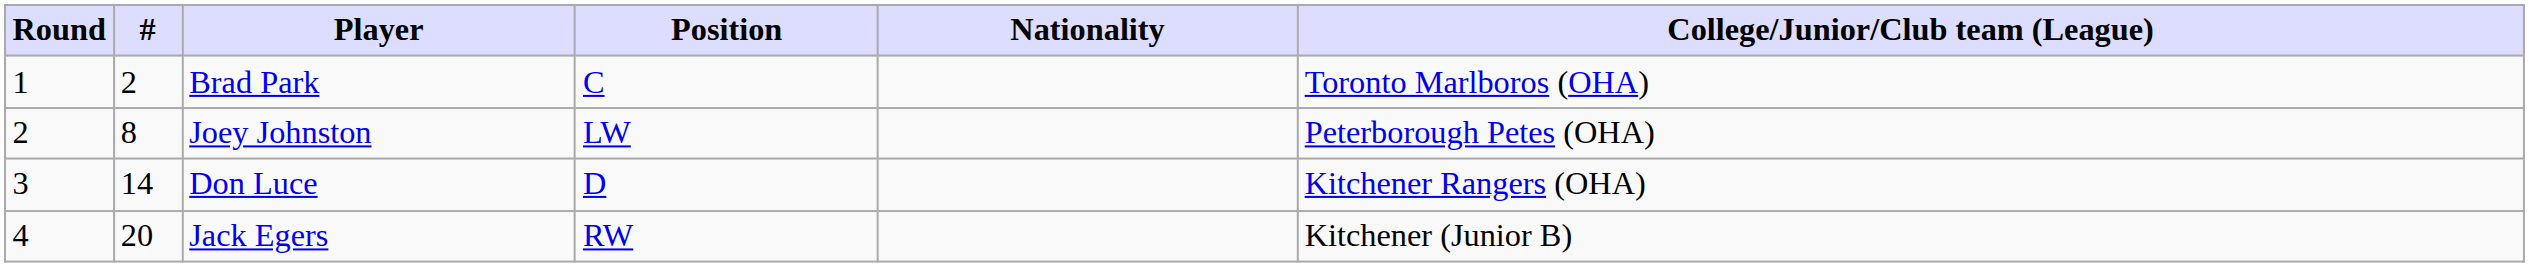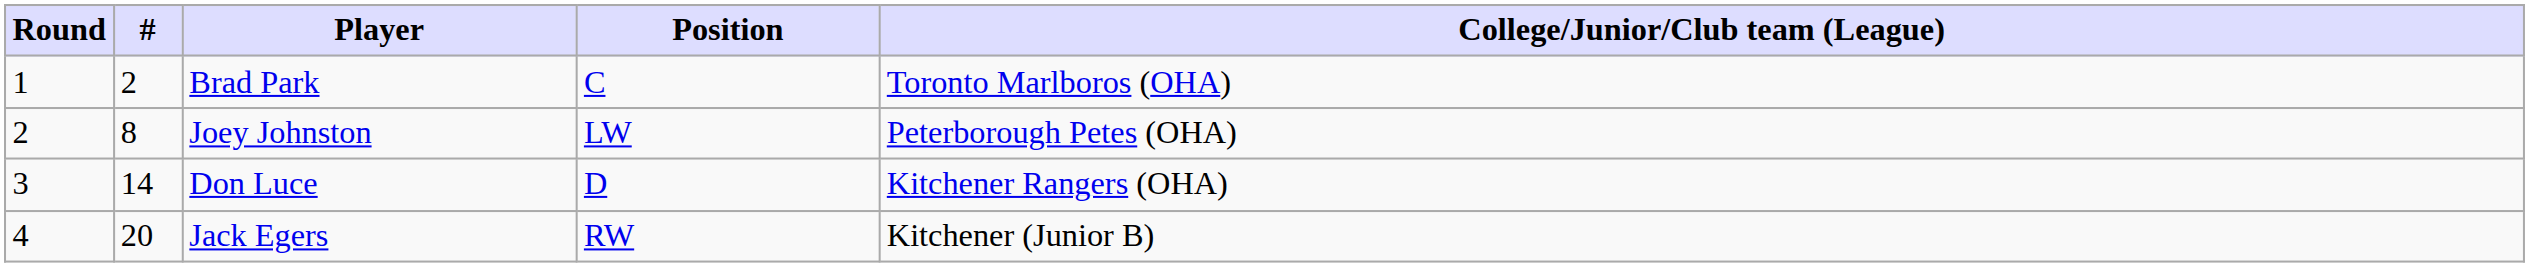- column: (1088, 30)
